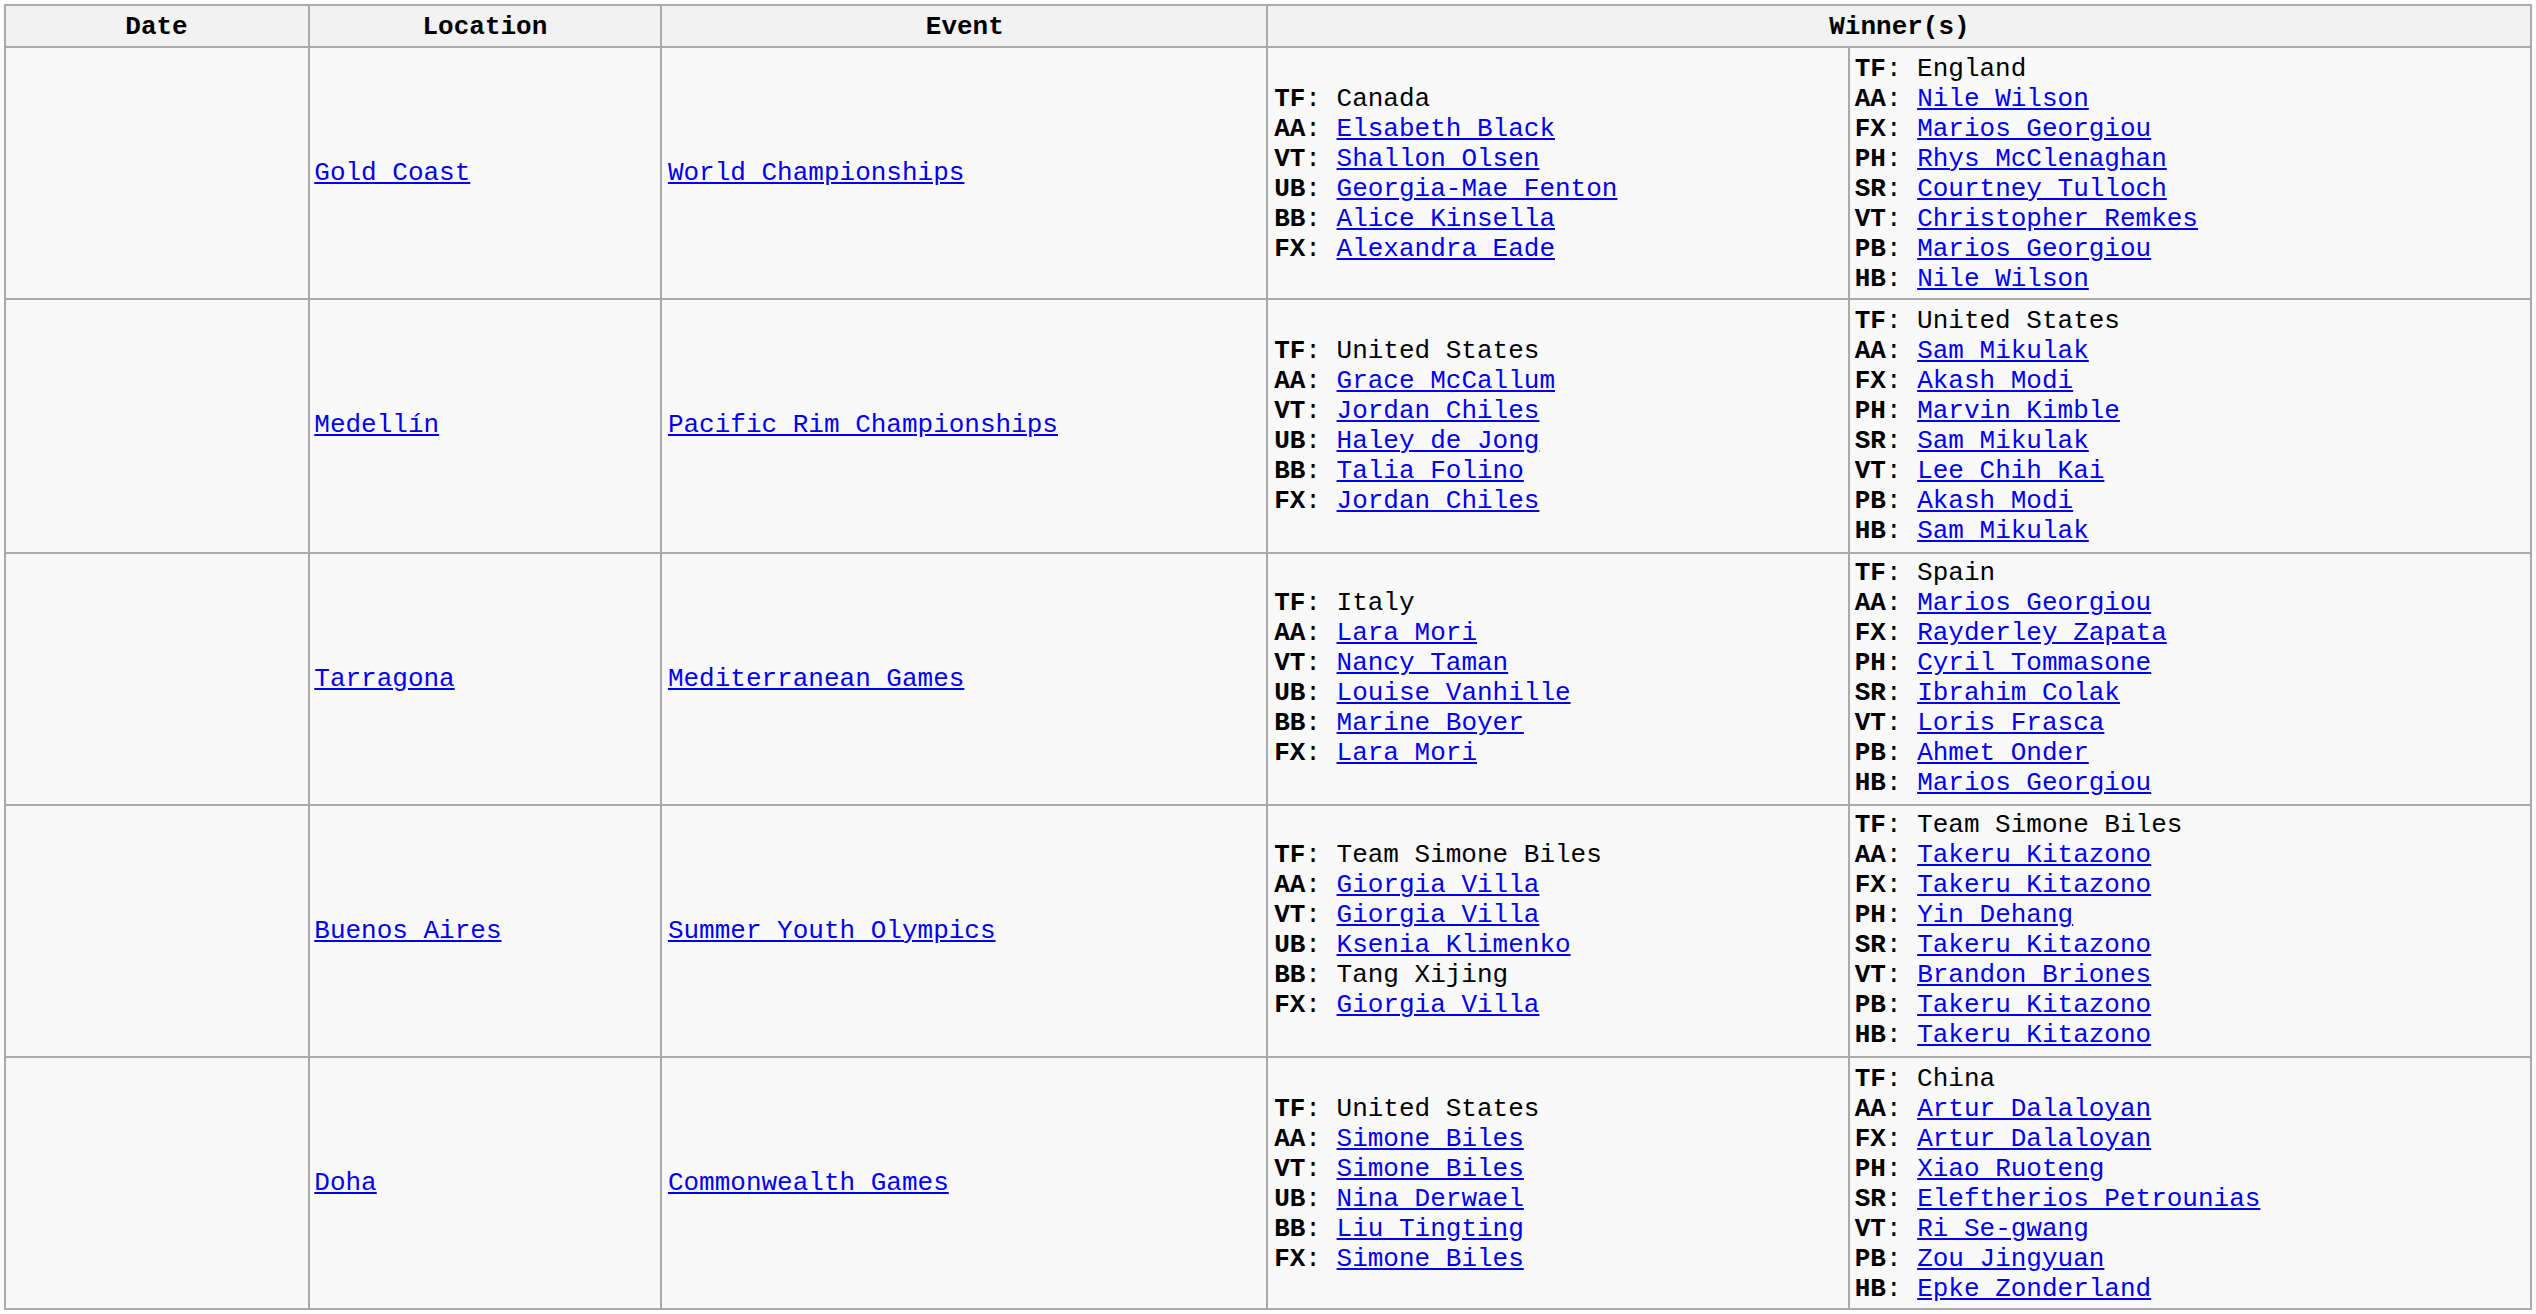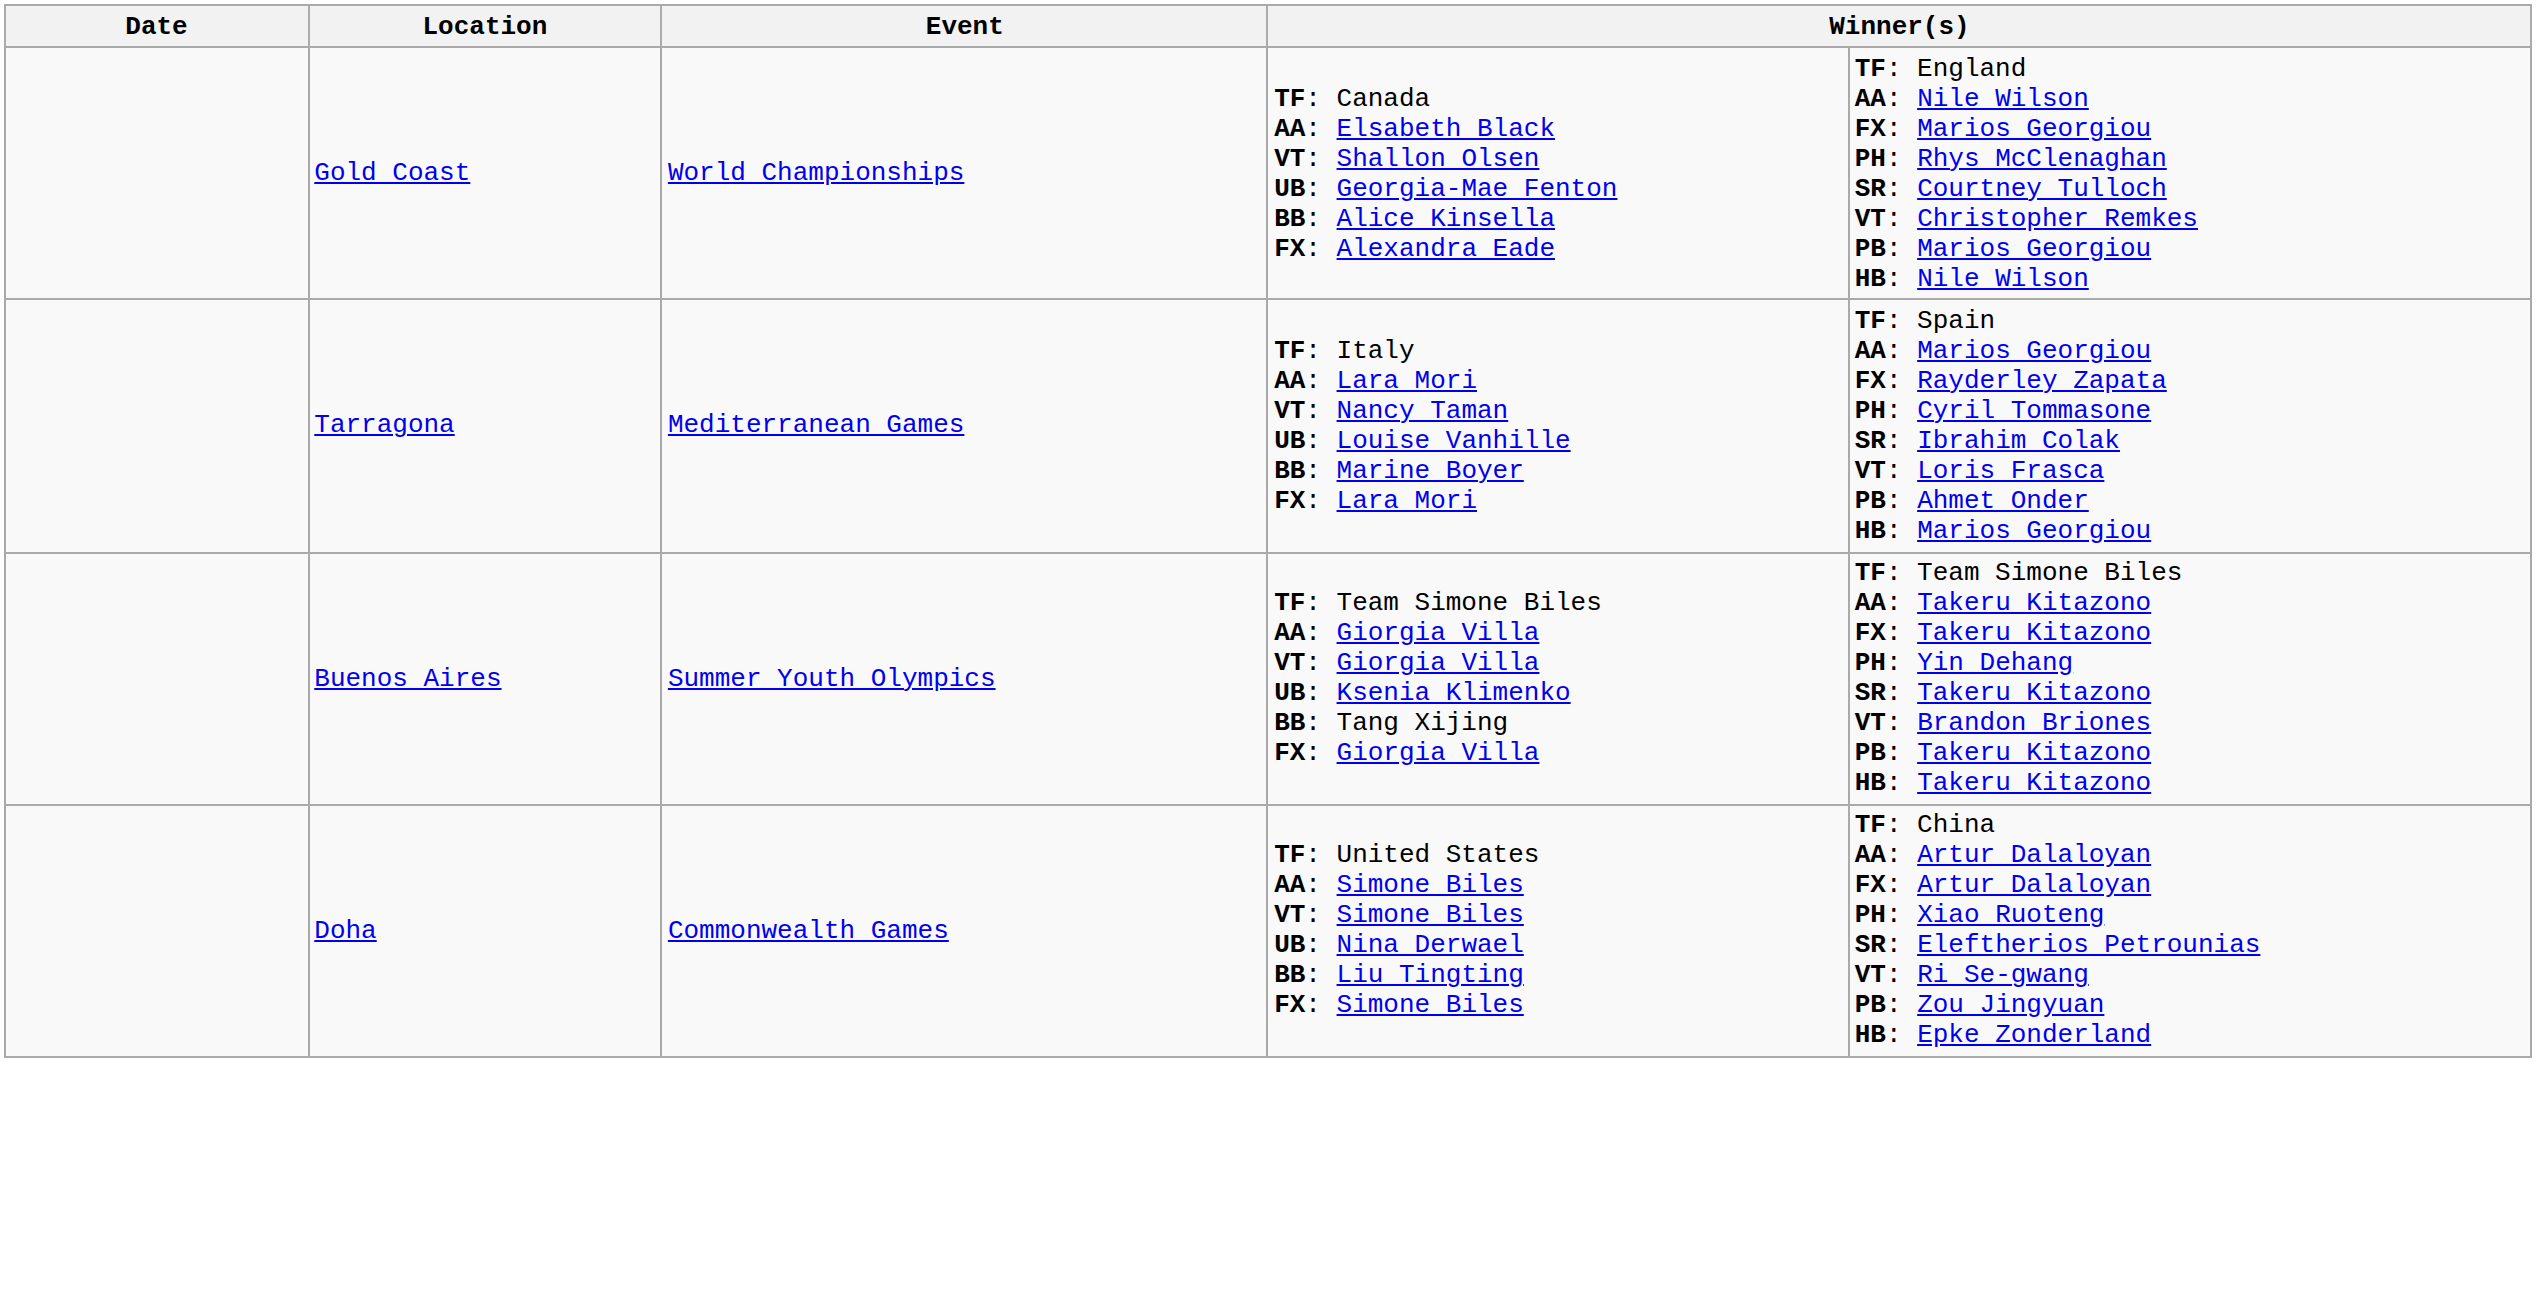- row: (377, 426)
